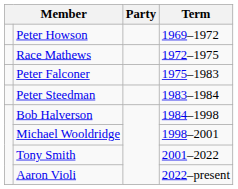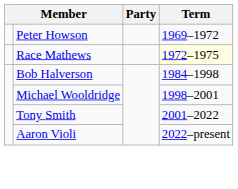(190, 54) no background -> (190, 54) lightyellow background
- row: (53, 74)
- row: (56, 94)
